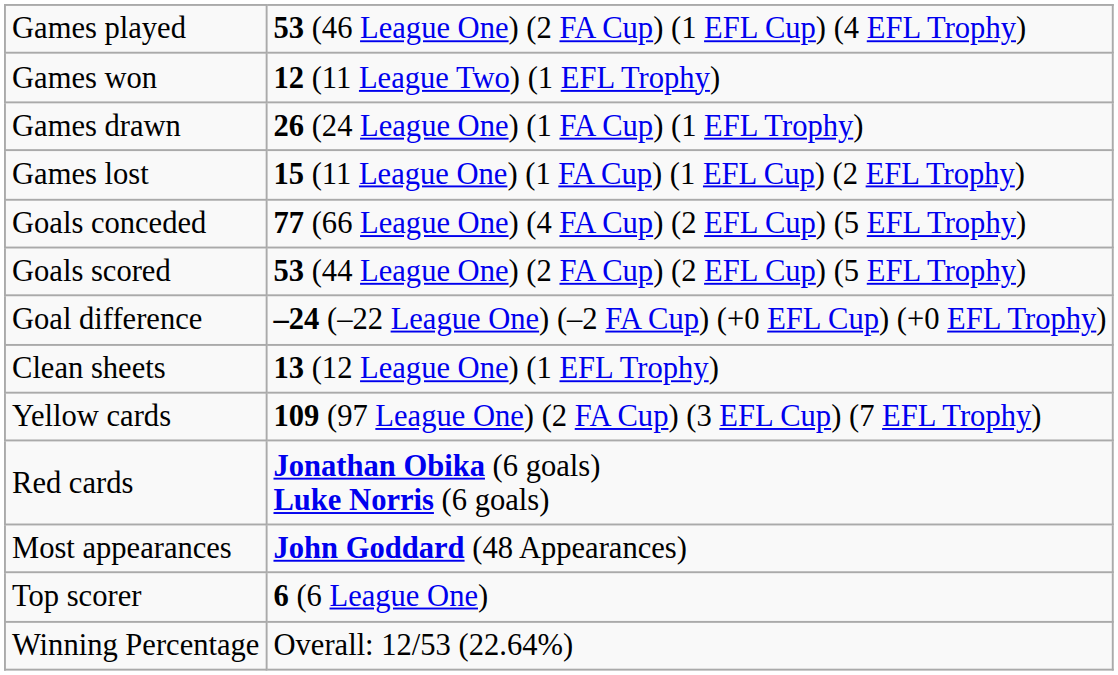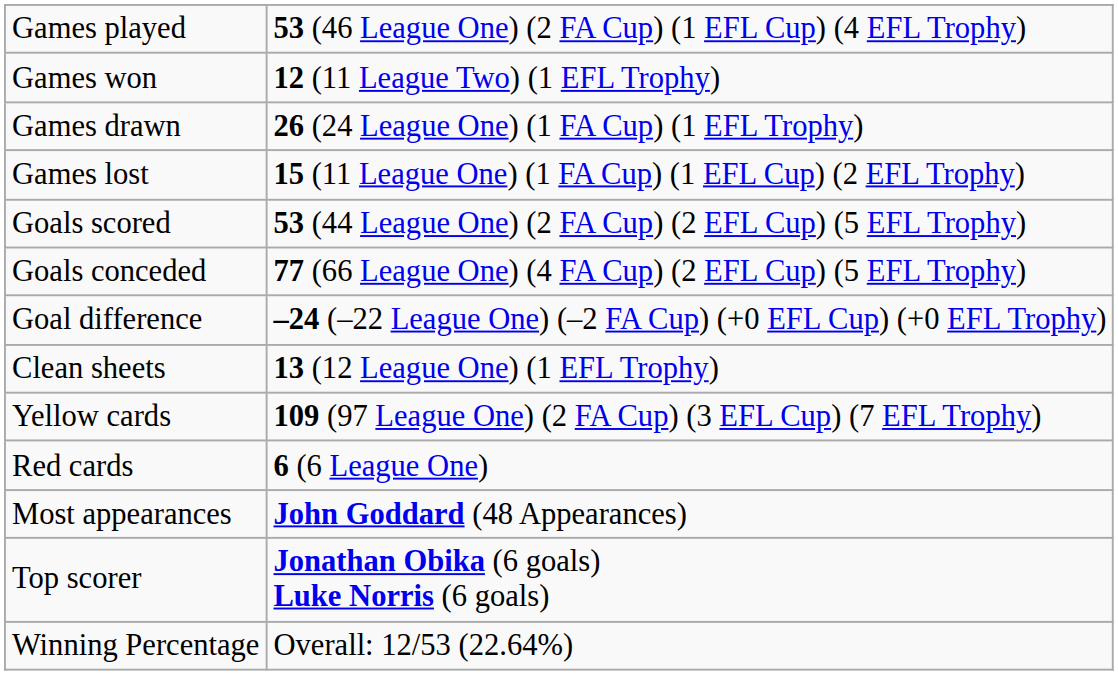rows swapped: (91, 271) <-> (109, 222)
(437, 482) Jonathan Obika (6 goals) Luke Norris (6 goals) -> (381, 464) 6 (6 League One)
(381, 596) 6 (6 League One) -> (437, 579) Jonathan Obika (6 goals) Luke Norris (6 goals)
